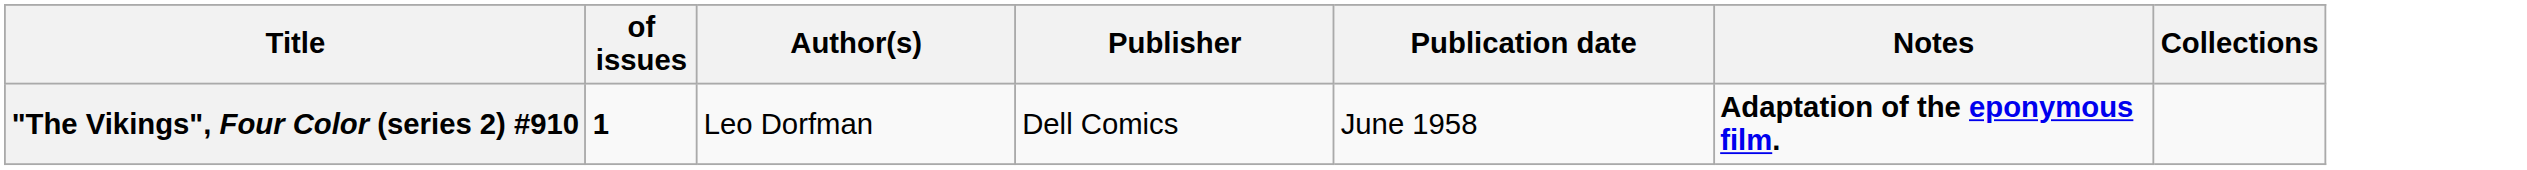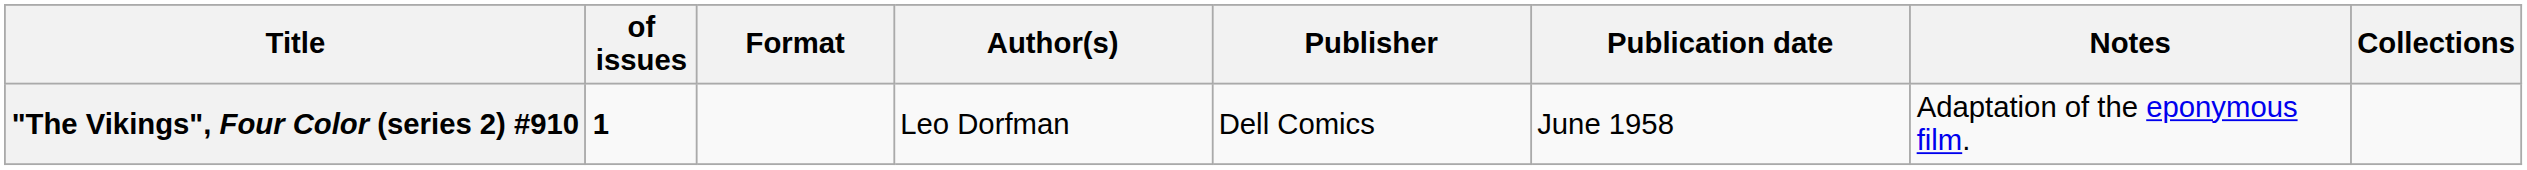+ column: (795, 44)
(1927, 123) bold -> (2107, 123) normal
